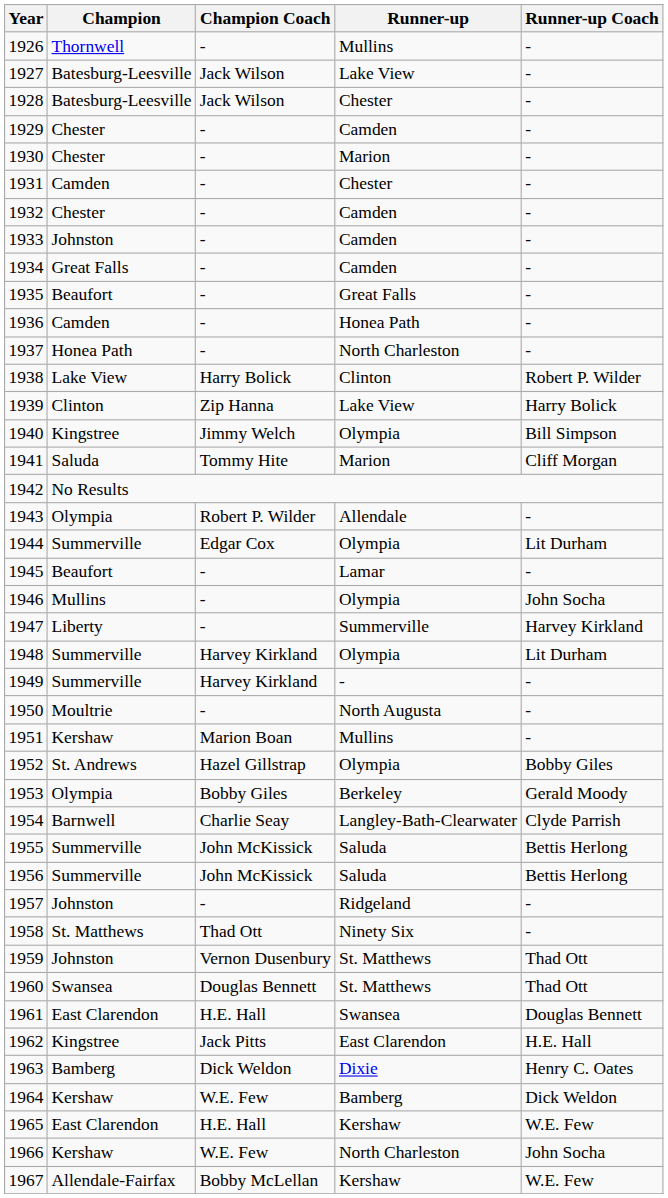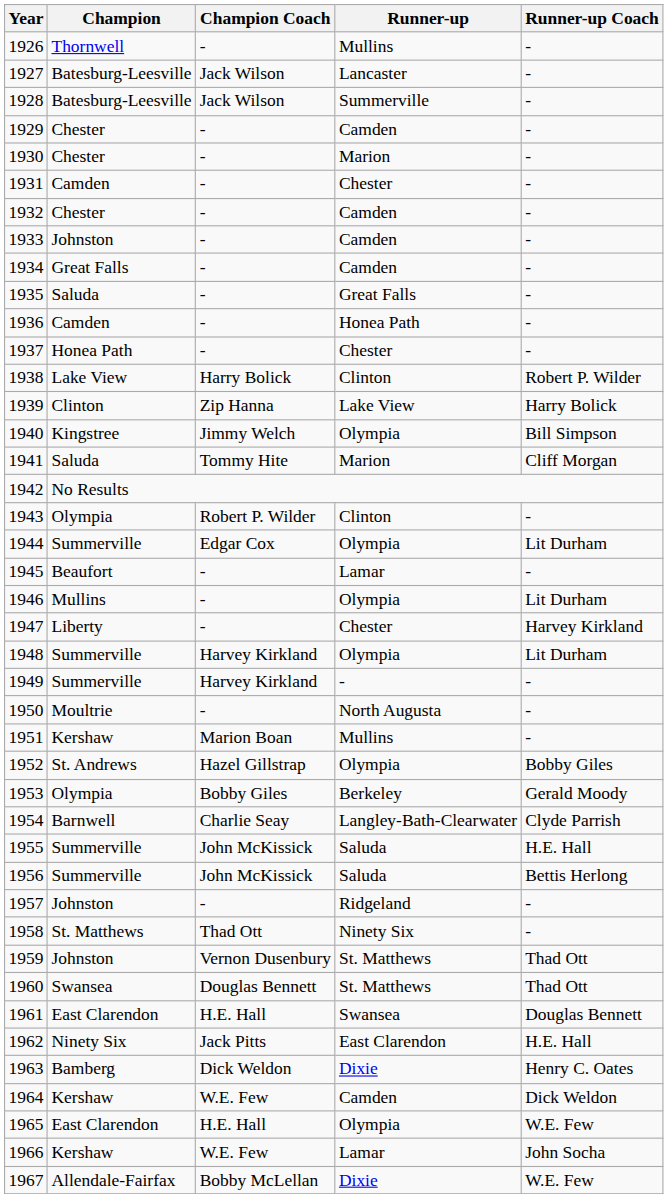(377, 73) Lake View -> (373, 73) Lancaster
(366, 101) Chester -> (384, 101) Summerville
(82, 294) Beaufort -> (75, 294) Saluda
(399, 350) North Charleston -> (366, 350) Chester
(373, 516) Allendale -> (365, 516) Clinton
(565, 599) John Socha -> (566, 599) Lit Durham
(384, 626) Summerville -> (366, 626) Chester
(576, 848) Bettis Herlong -> (558, 848) H.E. Hall
(85, 1041) Kingstree -> (89, 1041) Ninety Six
(371, 1097) Bamberg -> (368, 1097) Camden
(370, 1124) Kershaw -> (369, 1124) Olympia
(399, 1152) North Charleston -> (362, 1152) Lamar
(370, 1179) Kershaw -> (358, 1179) Dixie
